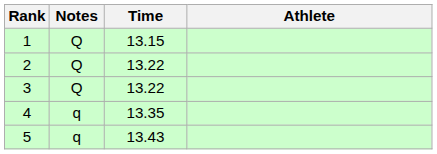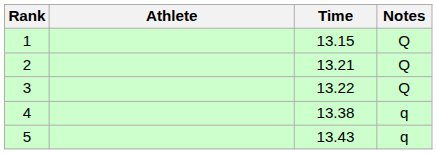columns swapped: (309, 16) <-> (77, 16)
(145, 64) 13.22 -> (335, 64) 13.21
(145, 112) 13.35 -> (335, 112) 13.38
